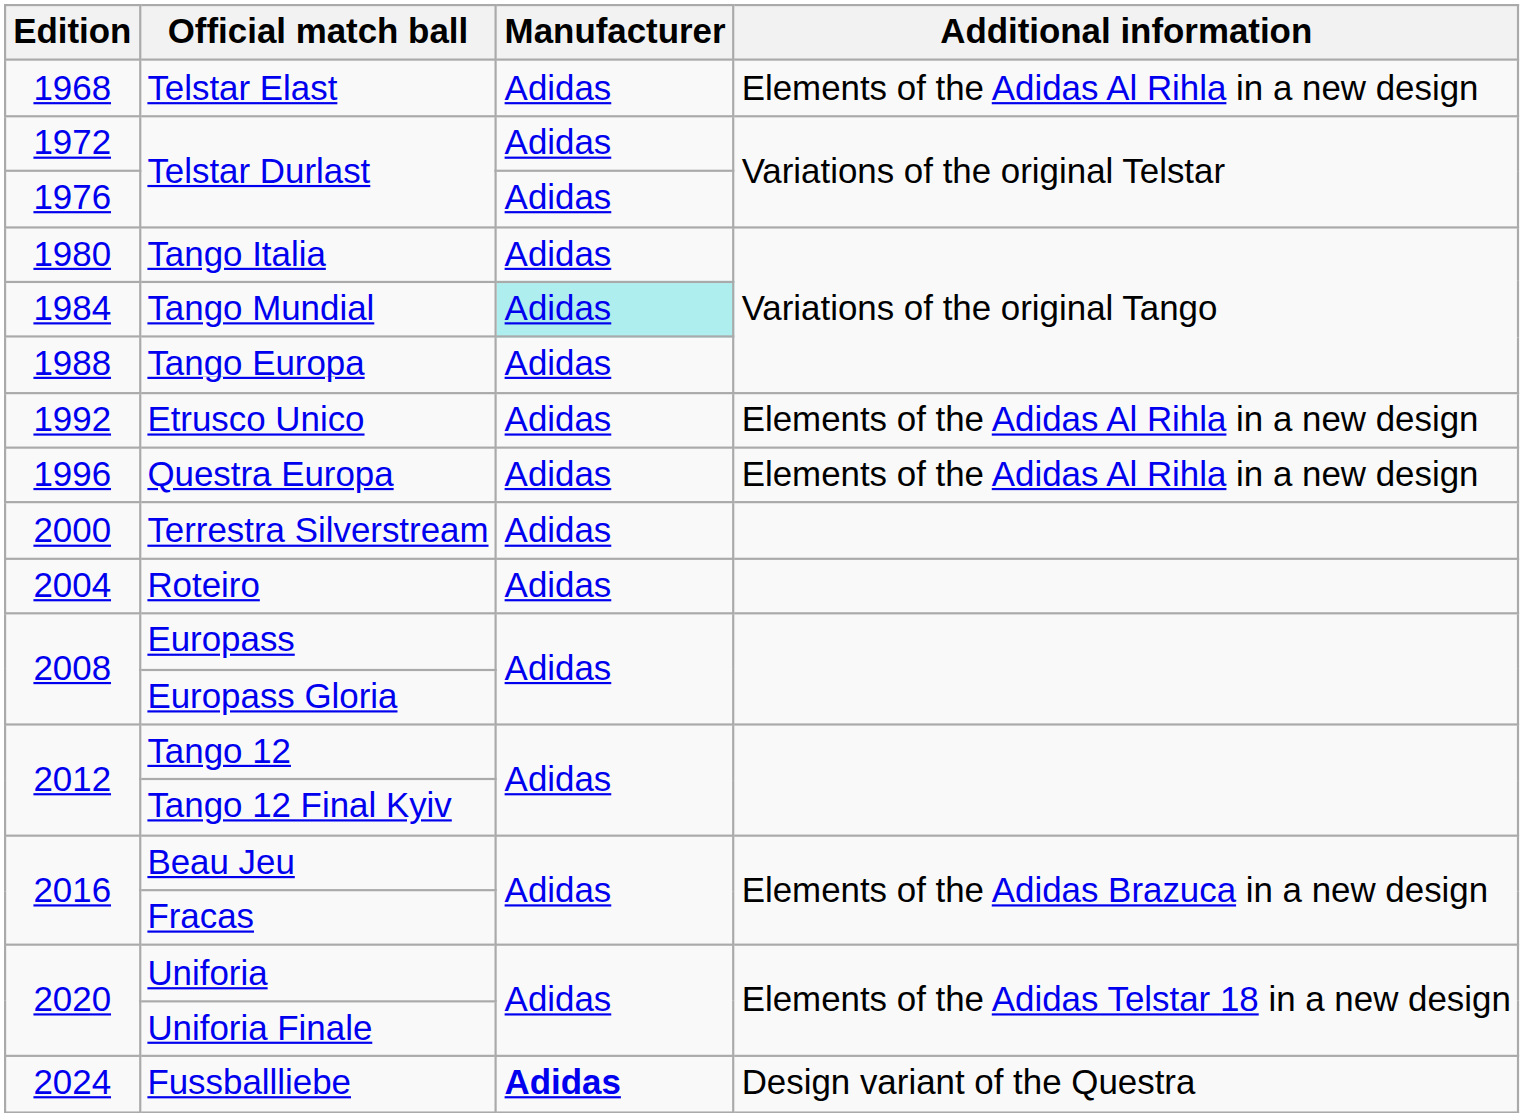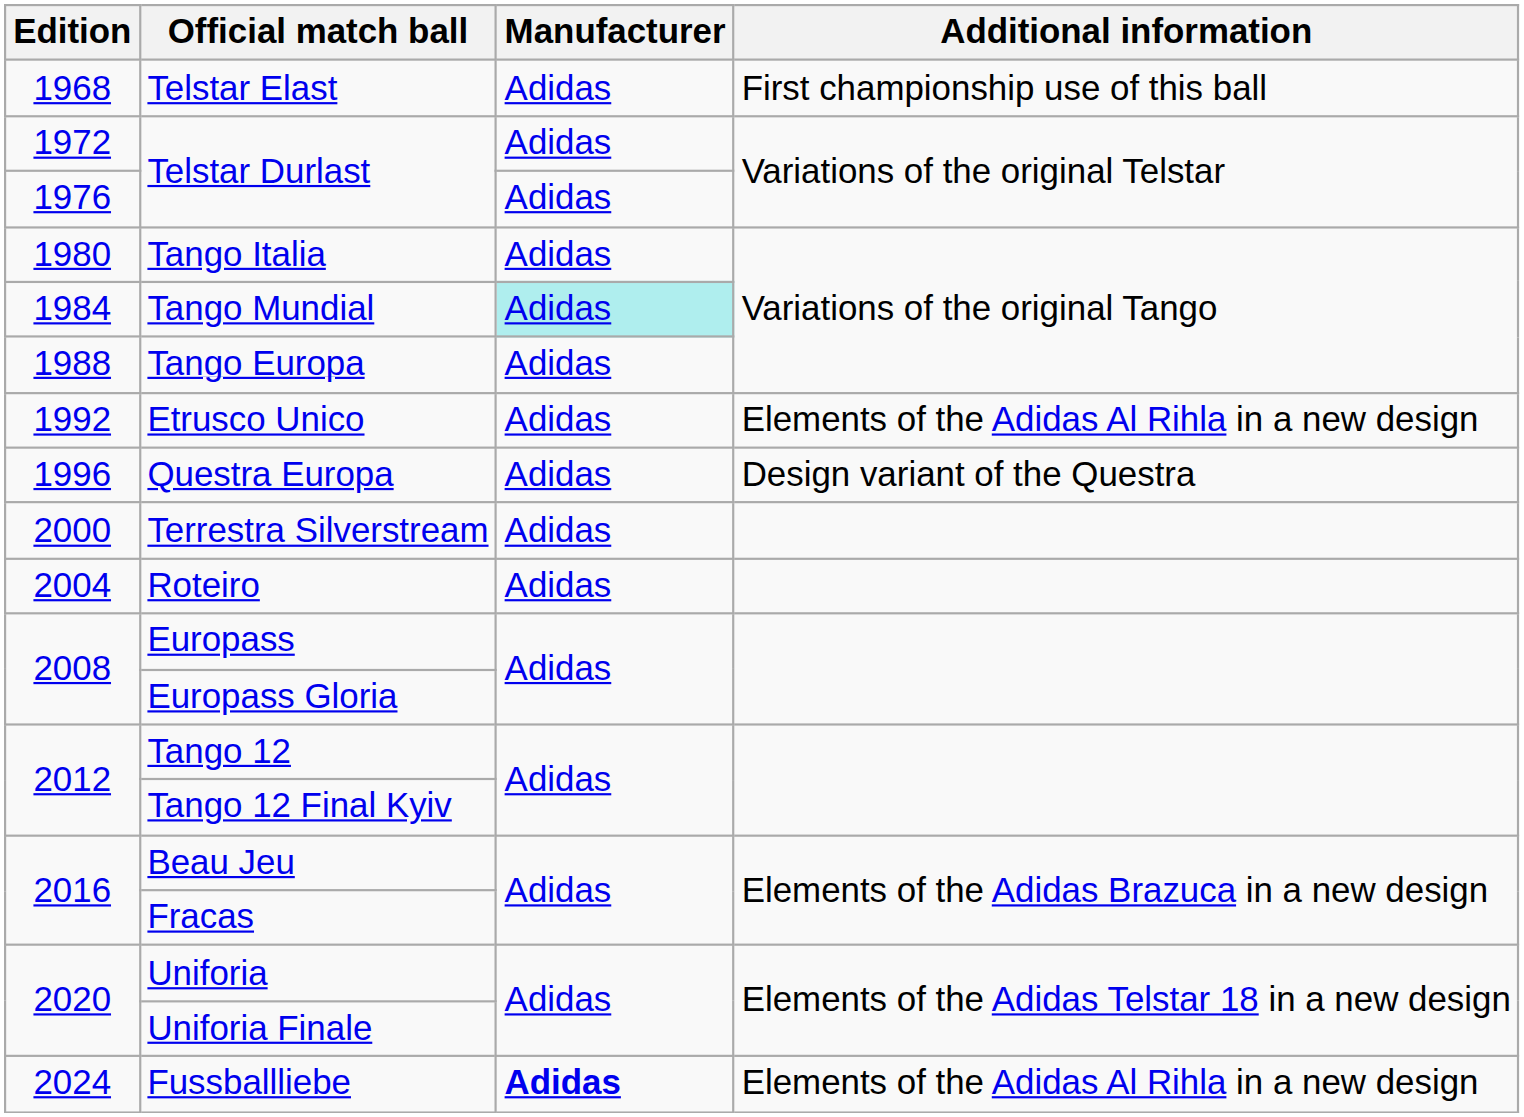(1110, 87) Elements of the Adidas Al Rihla in a new design -> (1004, 87) First championship use of this ball
(1110, 474) Elements of the Adidas Al Rihla in a new design -> (968, 474) Design variant of the Questra
(968, 1083) Design variant of the Questra -> (1110, 1083) Elements of the Adidas Al Rihla in a new design
